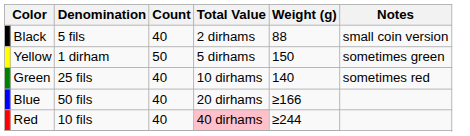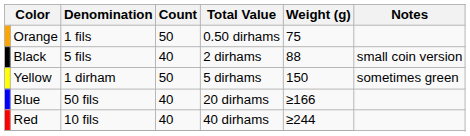+ row: (36, 36)
- row: (32, 78)
(230, 120) pink background -> (236, 120) no background
